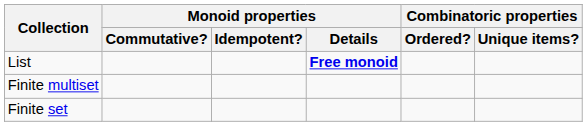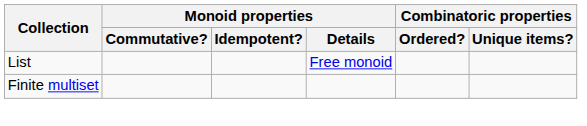(354, 62) bold -> (351, 62) normal
- row: (38, 109)
